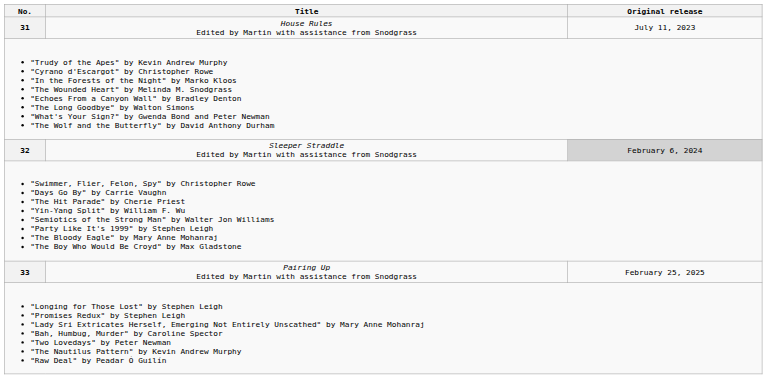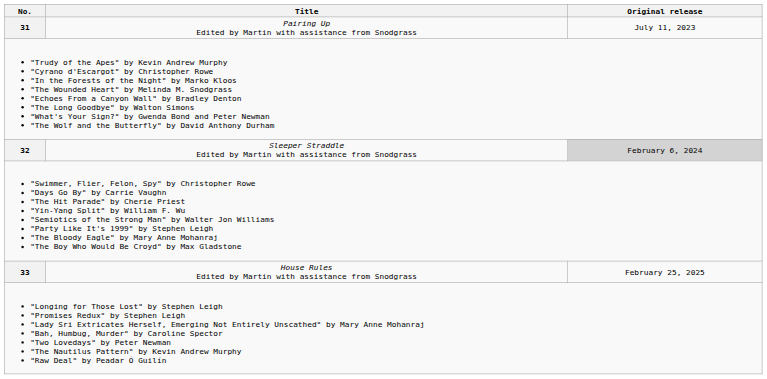(307, 28) House Rules Edited by Martin with assistance from Snodgrass -> (307, 28) Pairing Up Edited by Martin with assistance from Snodgrass
(307, 272) Pairing Up Edited by Martin with assistance from Snodgrass -> (307, 272) House Rules Edited by Martin with assistance from Snodgrass
